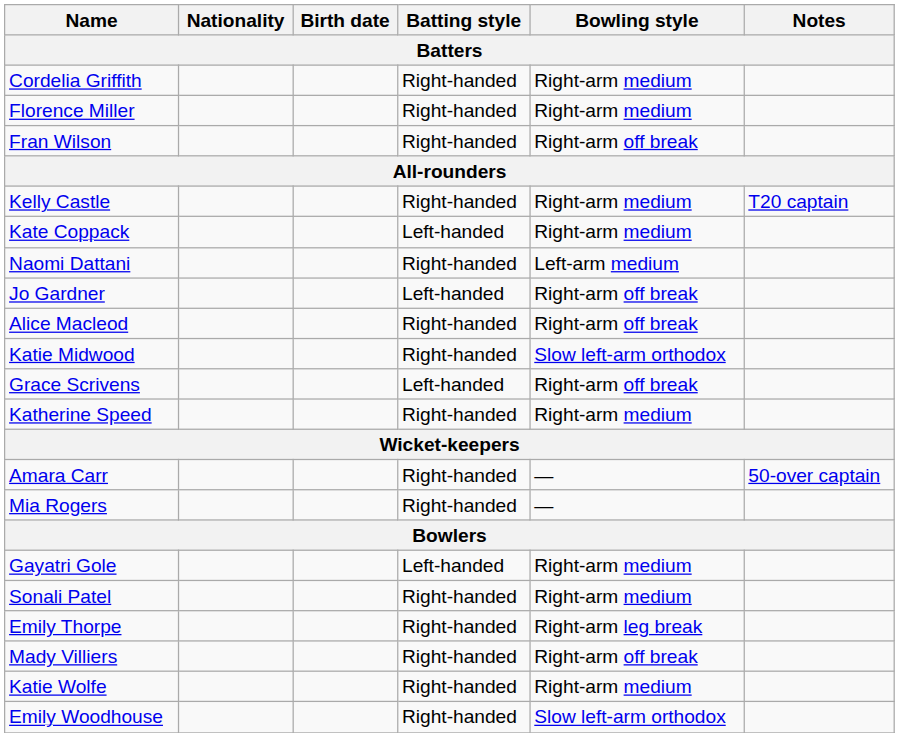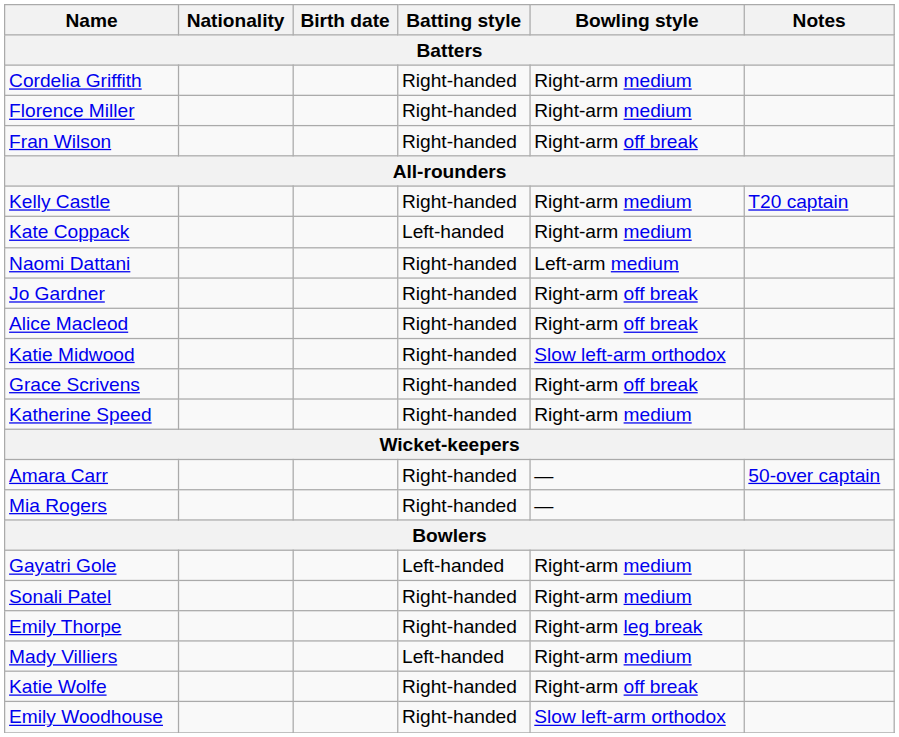(453, 293) Left-handed -> (459, 293) Right-handed
(453, 384) Left-handed -> (459, 384) Right-handed
(459, 657) Right-handed -> (453, 657) Left-handed
(616, 657) Right-arm off break -> (613, 657) Right-arm medium
(613, 687) Right-arm medium -> (616, 687) Right-arm off break
